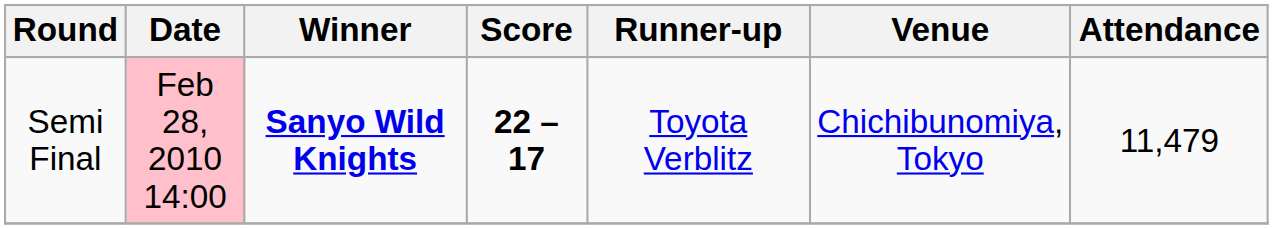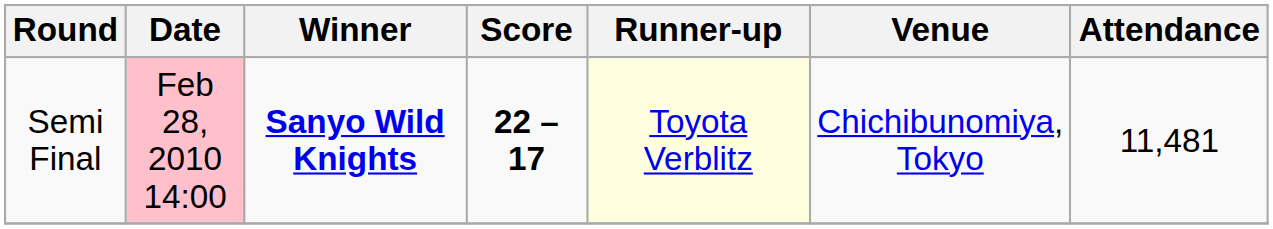(698, 139) no background -> (698, 139) lightyellow background
(1169, 139) 11,479 -> (1169, 139) 11,481
